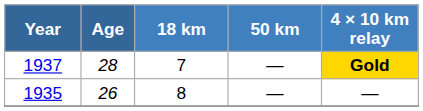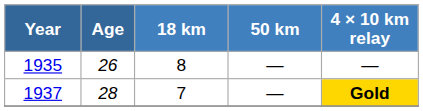rows swapped: (43, 93) <-> (43, 65)
